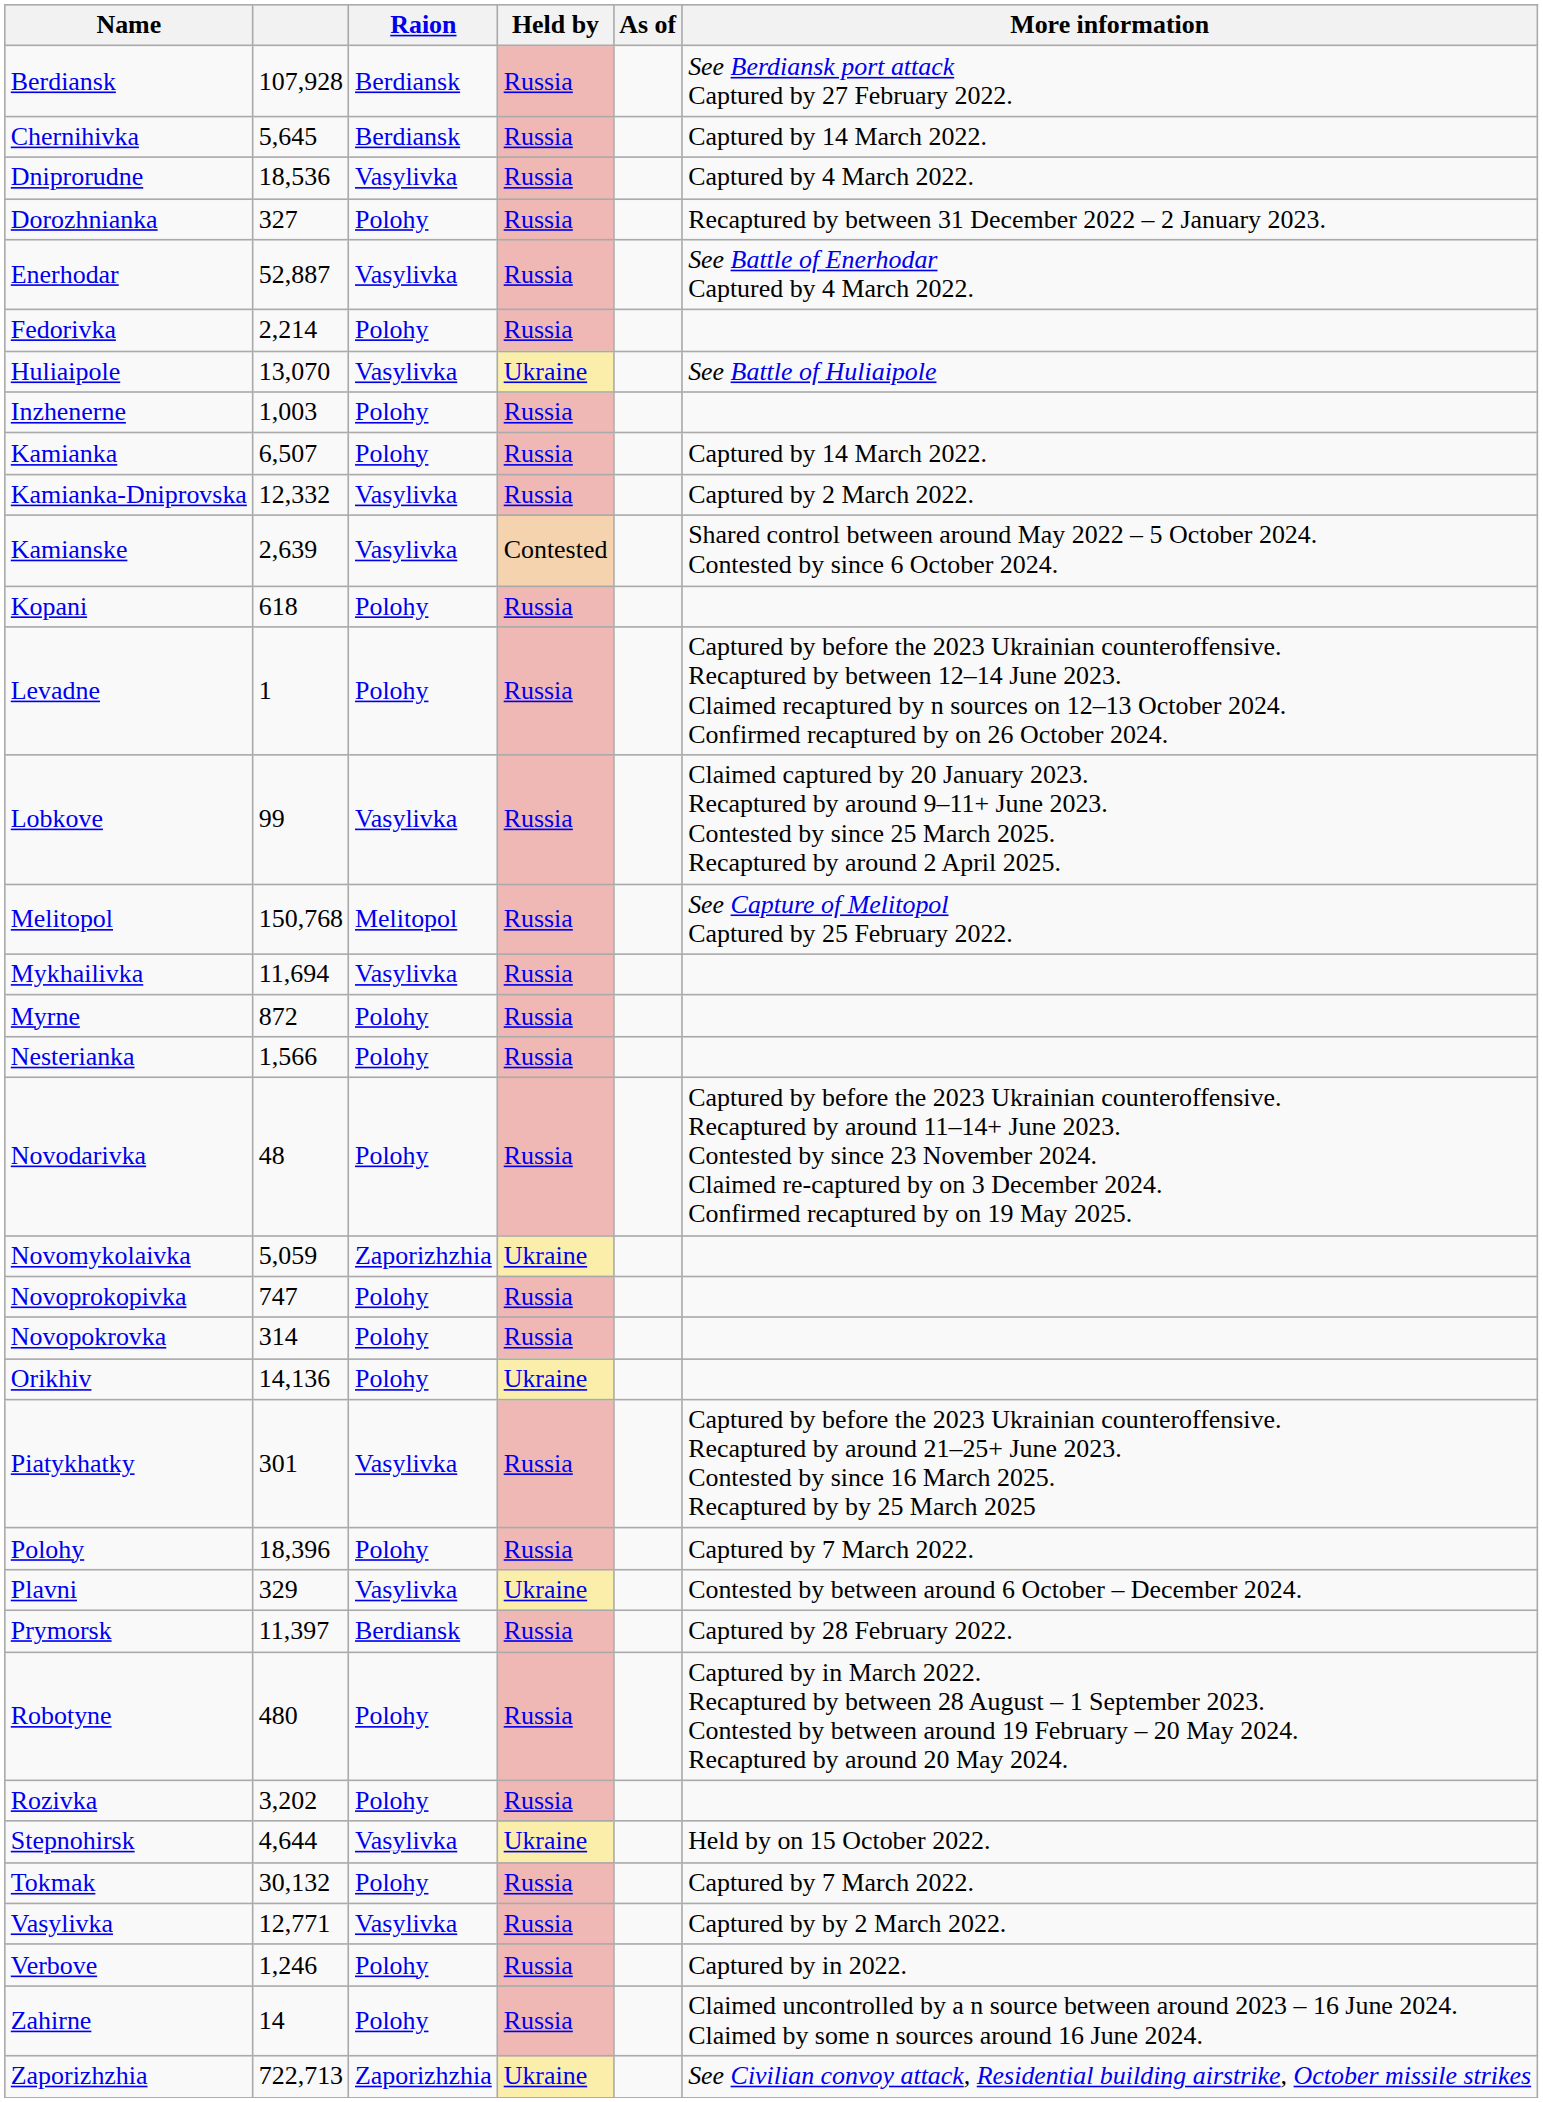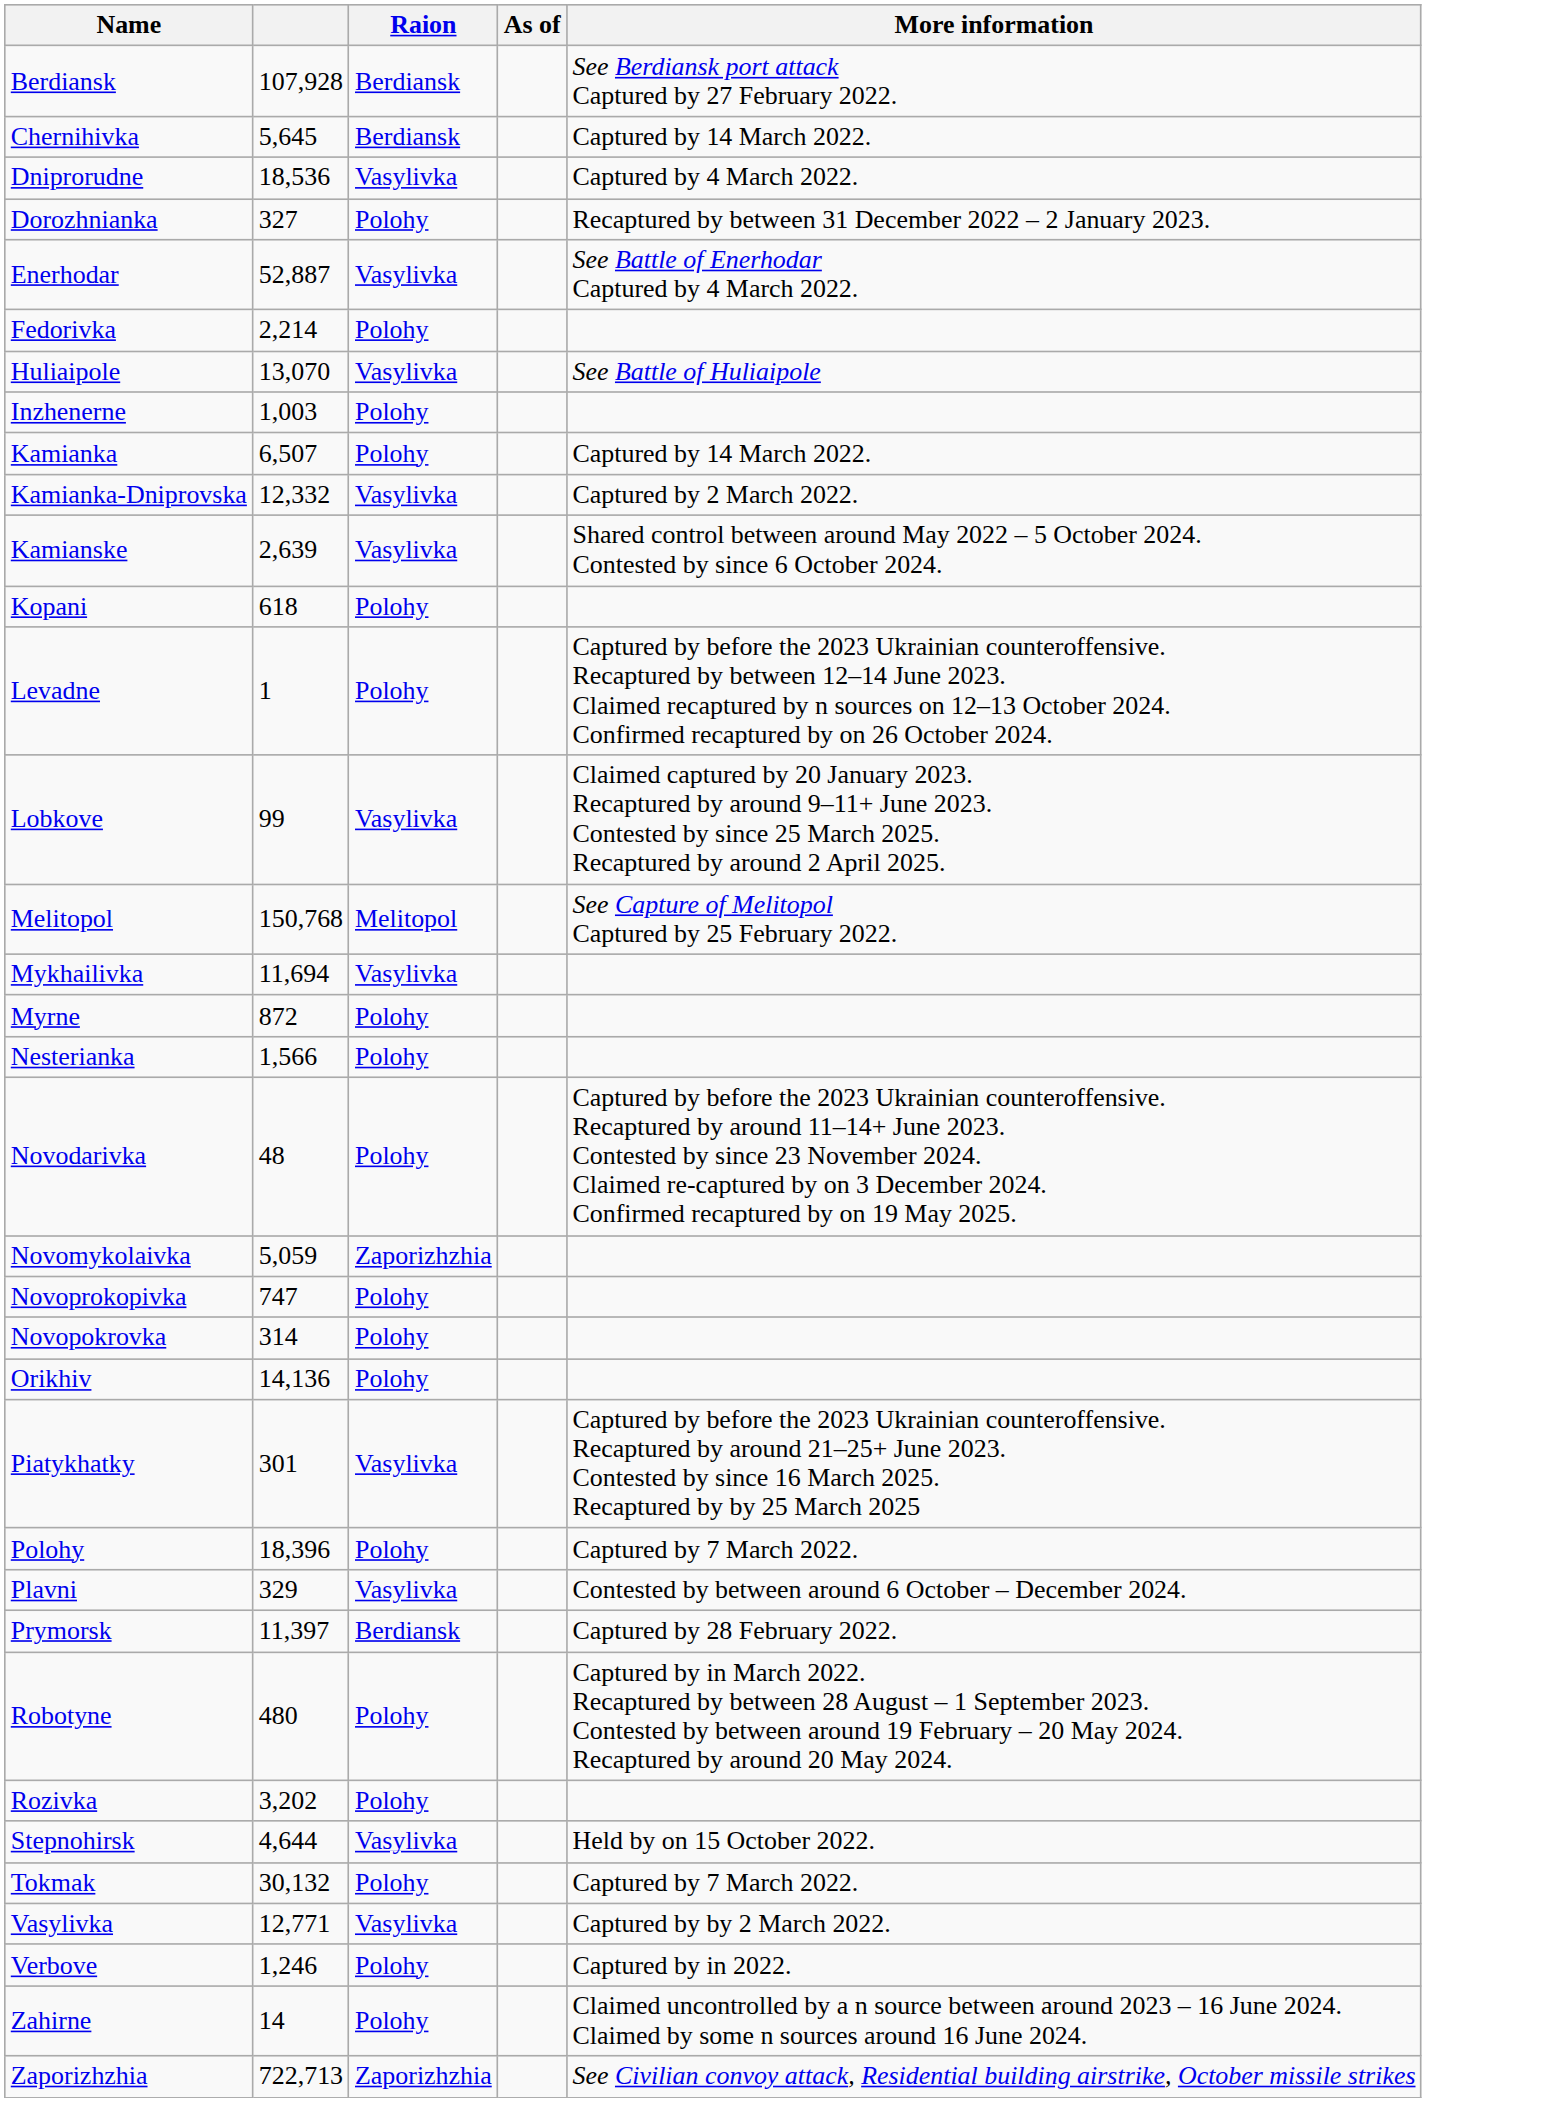- column: (556, 25)
